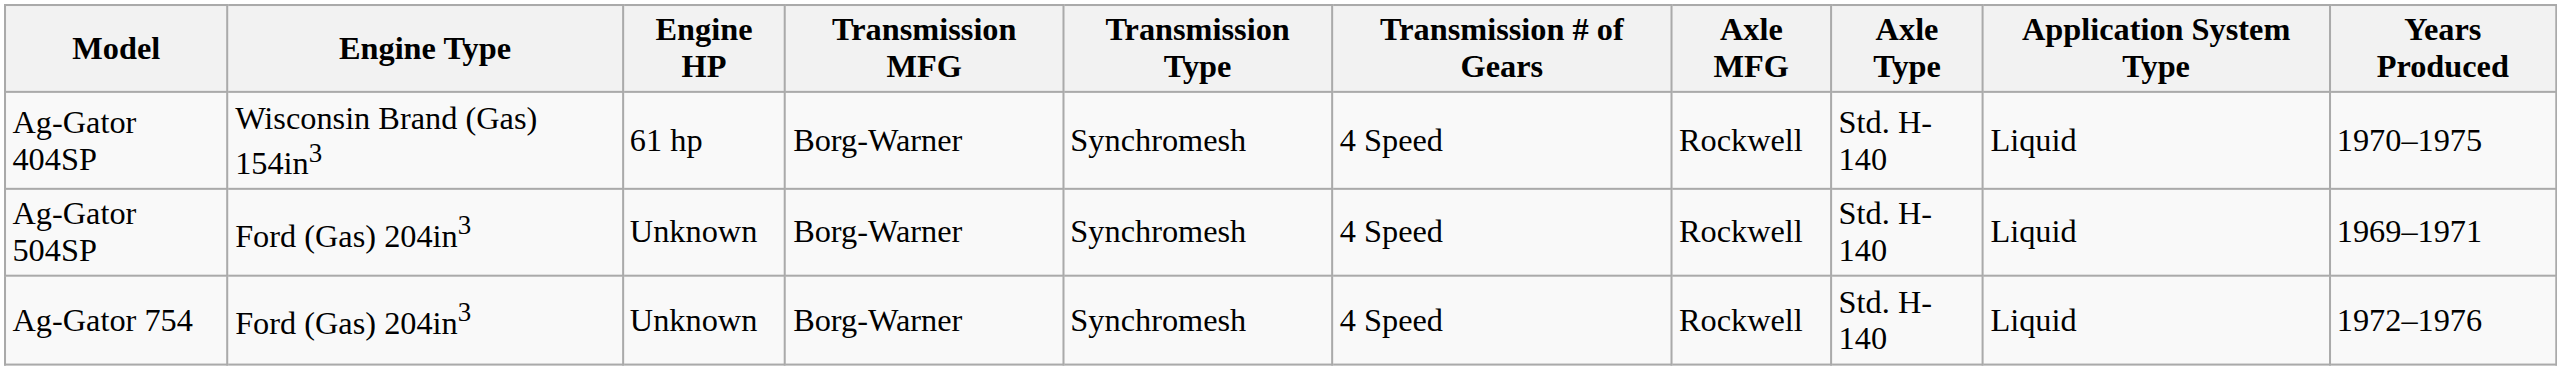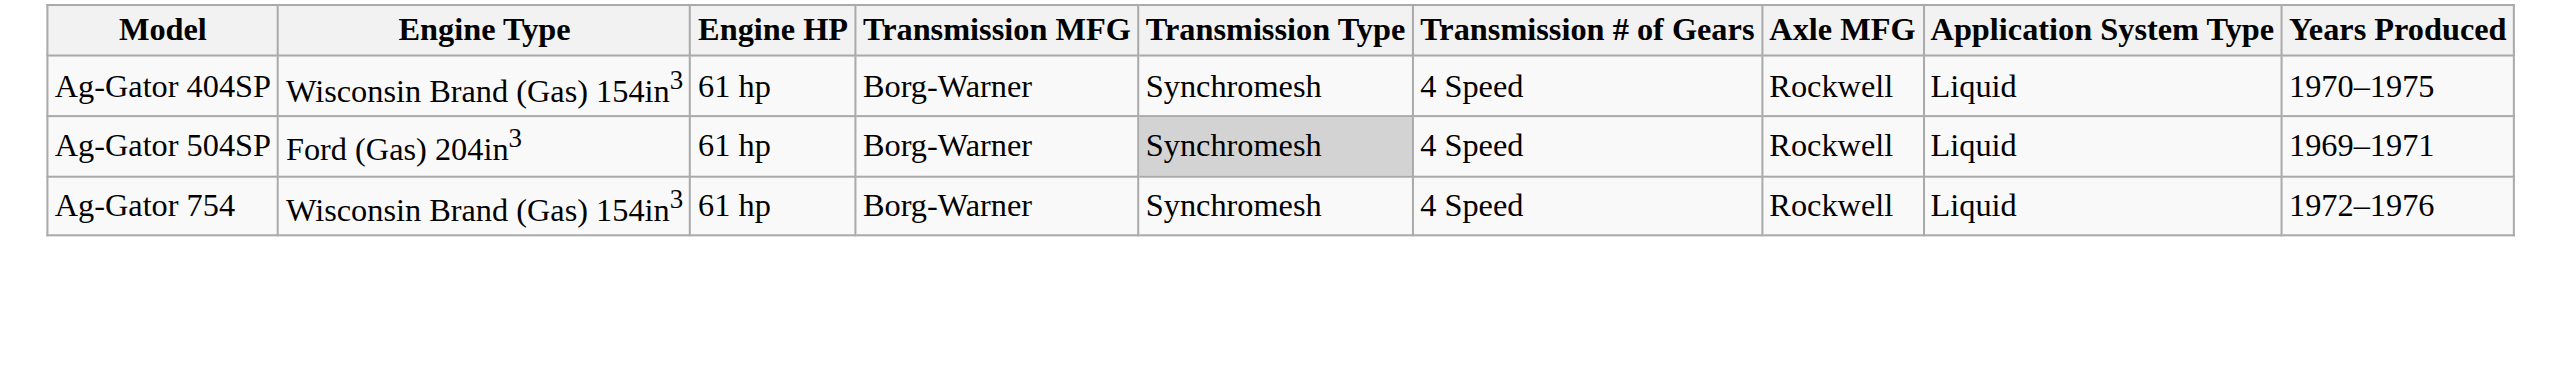- column: (1907, 48)
(694, 232) Unknown -> (734, 145) 61 hp
(1158, 232) no background -> (1234, 145) lightgrey background
(353, 319) Ford (Gas) 204in3 -> (485, 205) Wisconsin Brand (Gas) 154in3
(694, 319) Unknown -> (734, 205) 61 hp
